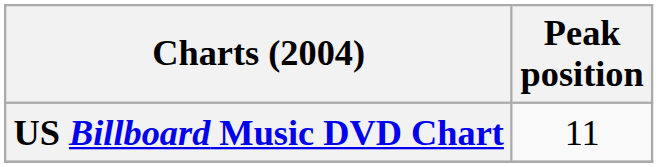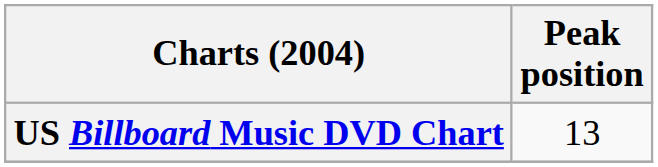(582, 131) 11 -> (582, 131) 13
